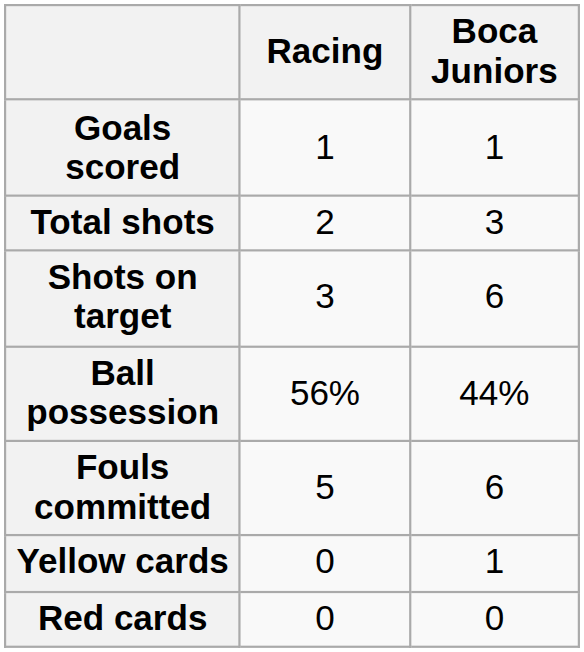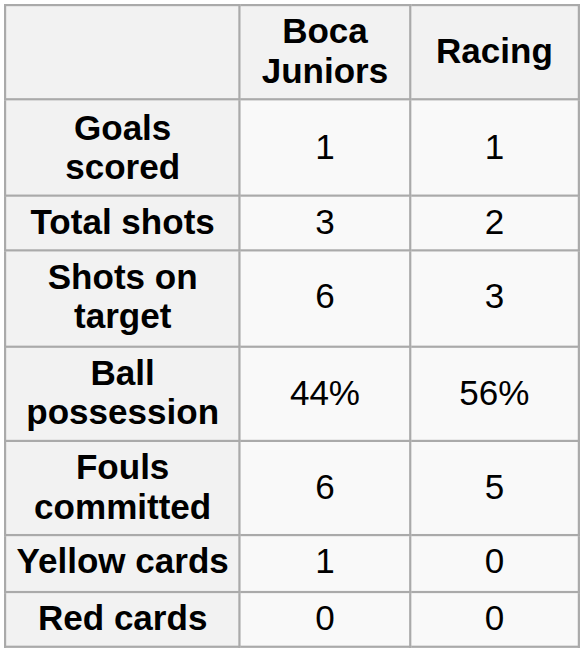columns swapped: (494, 51) <-> (325, 51)
